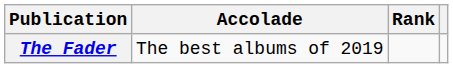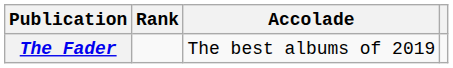columns swapped: (260, 19) <-> (414, 19)
